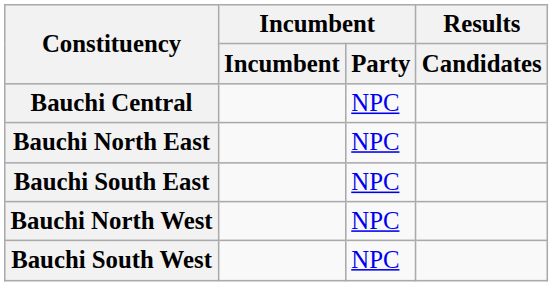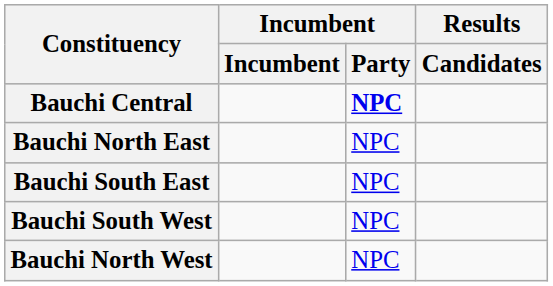(375, 102) normal -> (377, 102) bold
rows swapped: (112, 260) <-> (112, 220)
